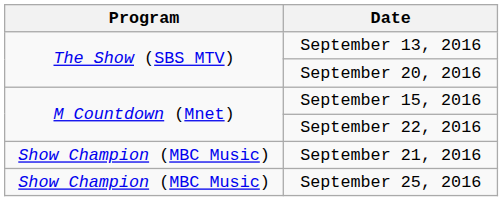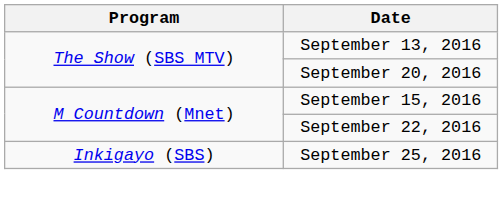- row: (391, 155)
(144, 182) Show Champion (MBC Music) -> (144, 155) Inkigayo (SBS)
